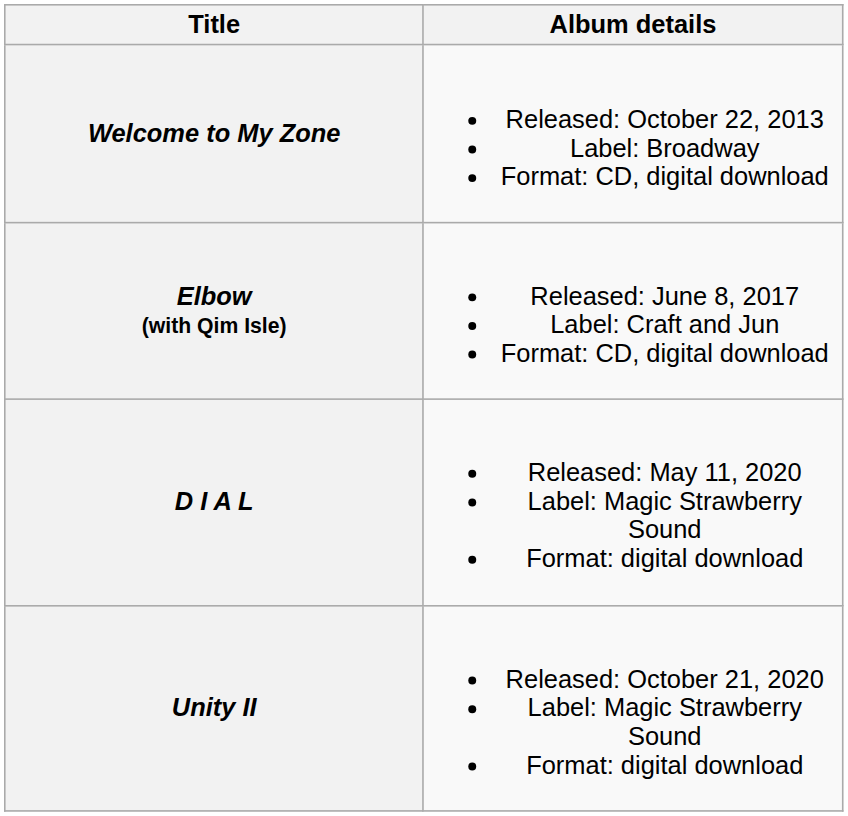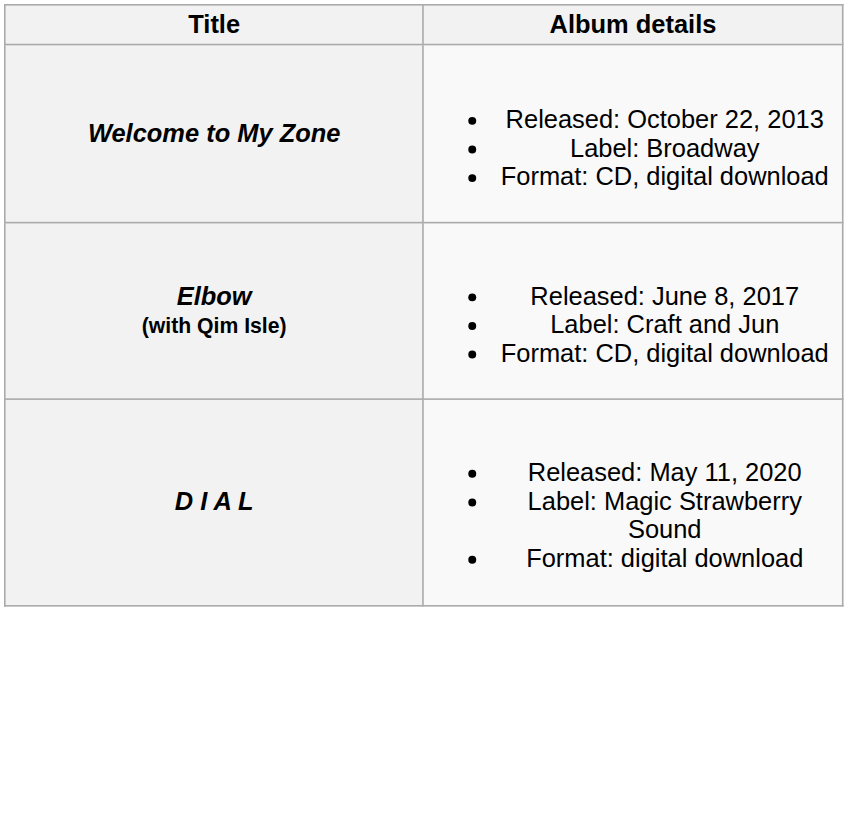- row: (214, 707)
